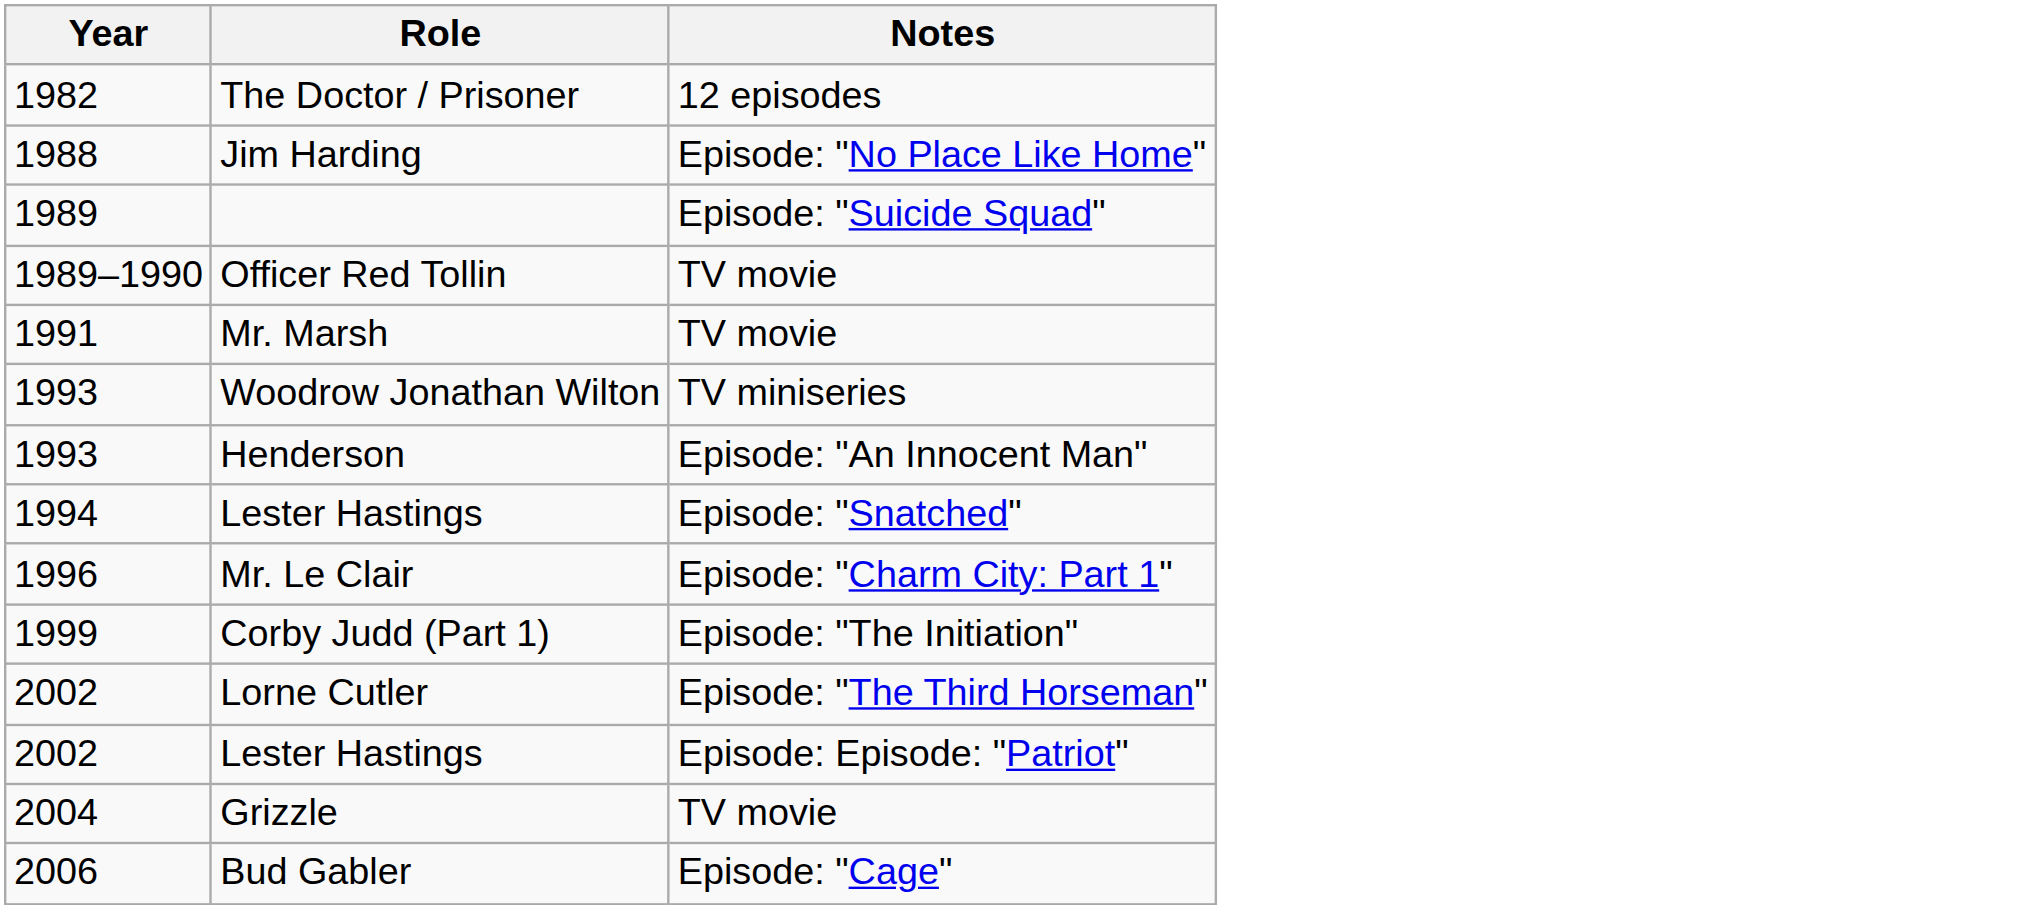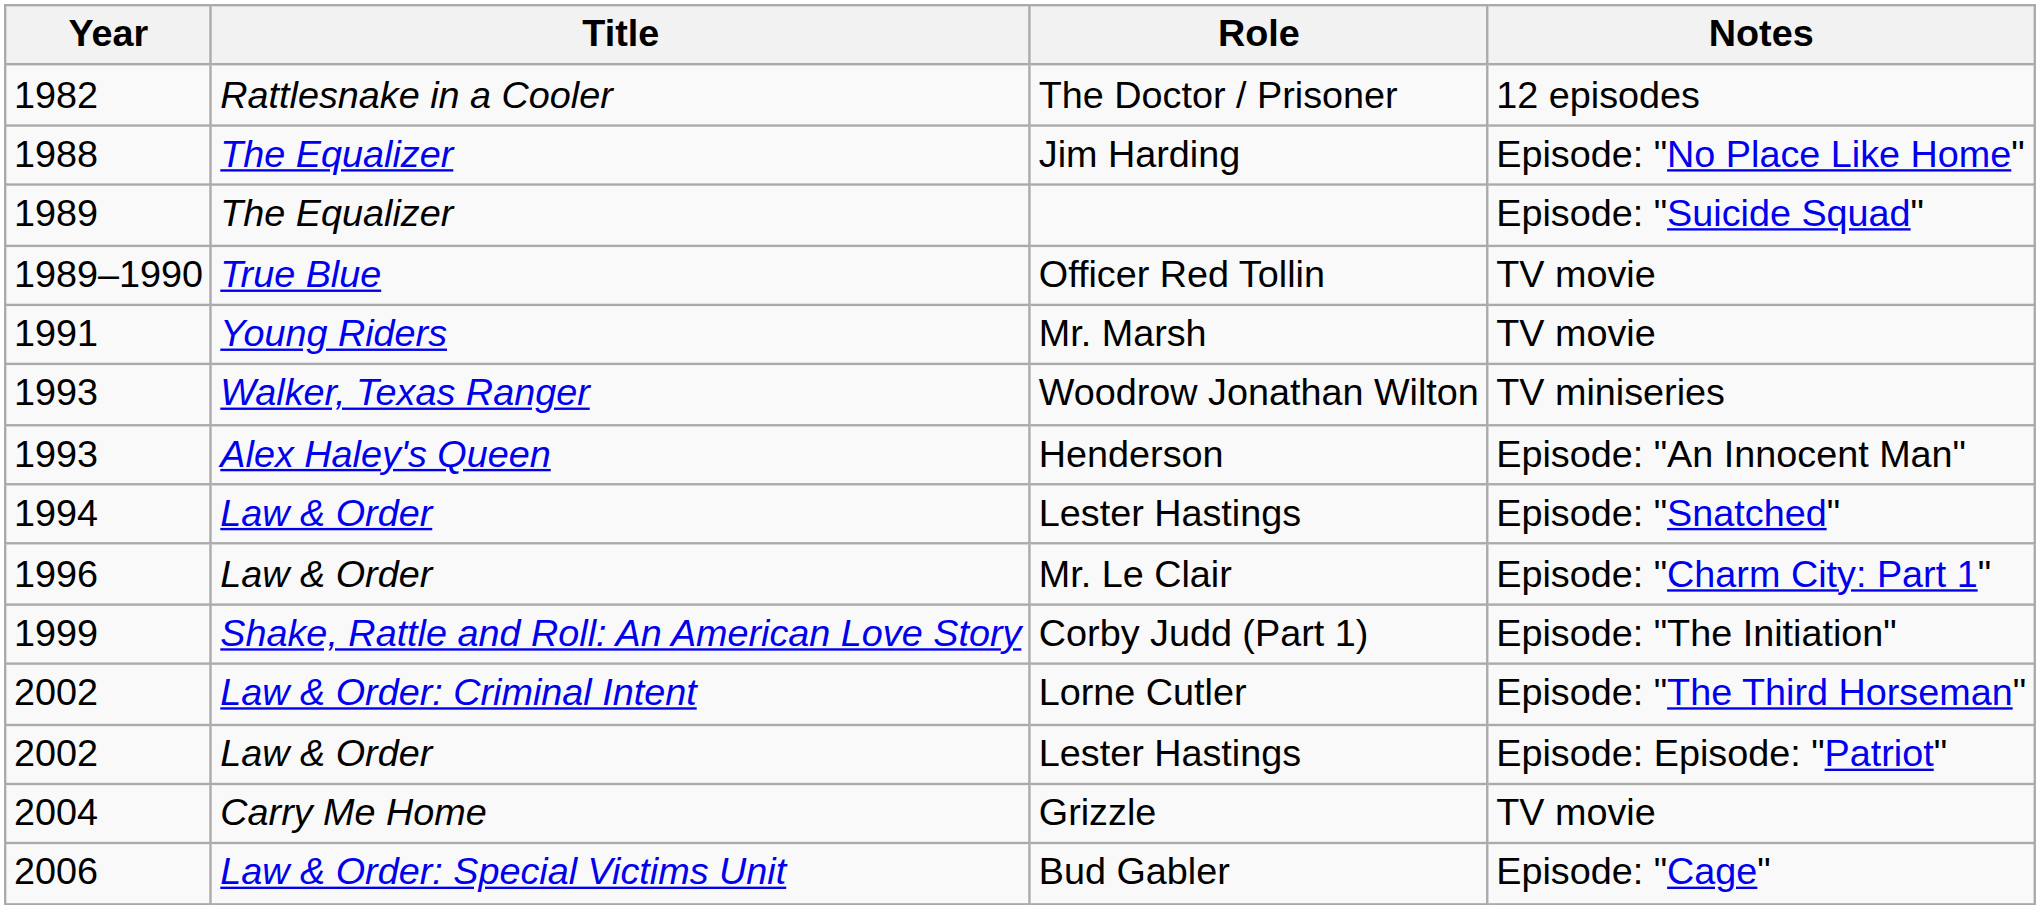+ column: (621, 34)
